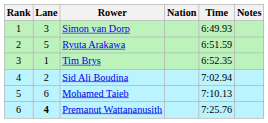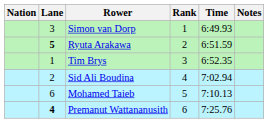columns swapped: (19, 12) <-> (182, 12)
(46, 45) normal -> (52, 45) bold
